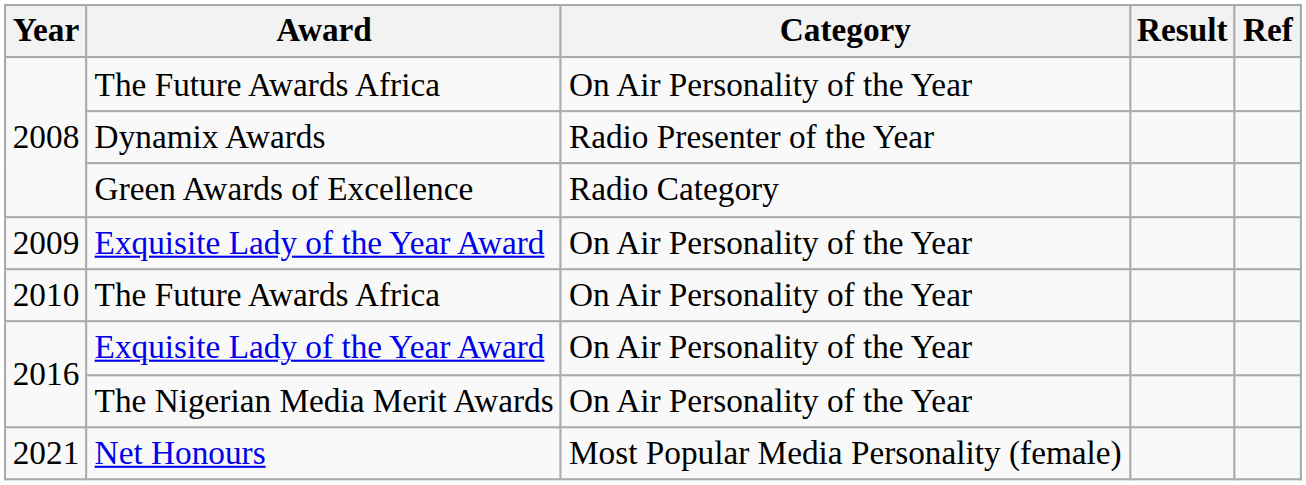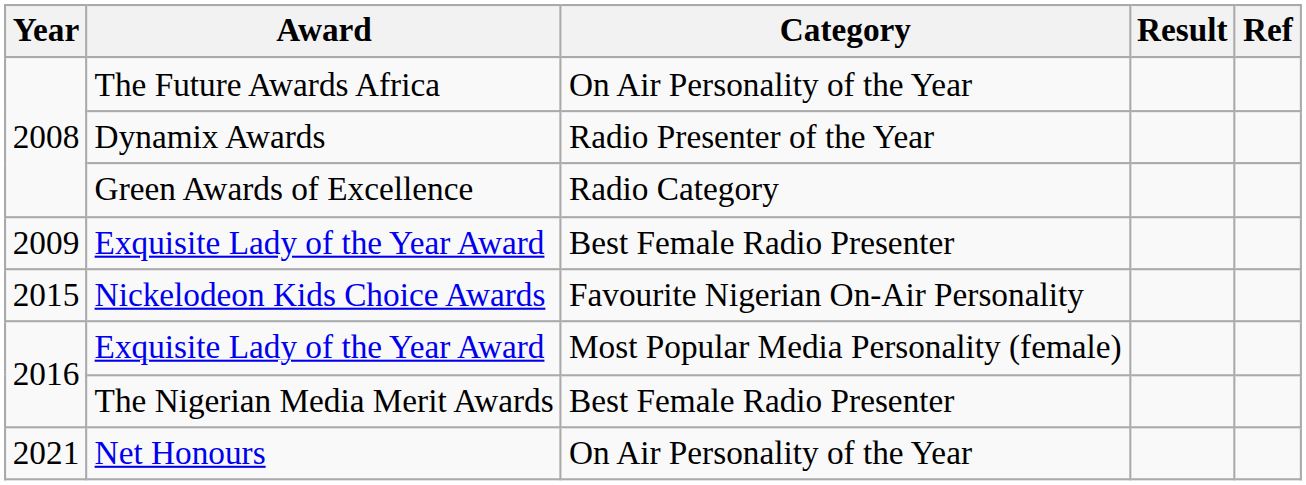(770, 242) On Air Personality of the Year -> (762, 242) Best Female Radio Presenter
- row: (46, 294)
+ row: (46, 294)
(770, 347) On Air Personality of the Year -> (845, 347) Most Popular Media Personality (female)
(770, 400) On Air Personality of the Year -> (762, 400) Best Female Radio Presenter
(845, 453) Most Popular Media Personality (female) -> (770, 453) On Air Personality of the Year
